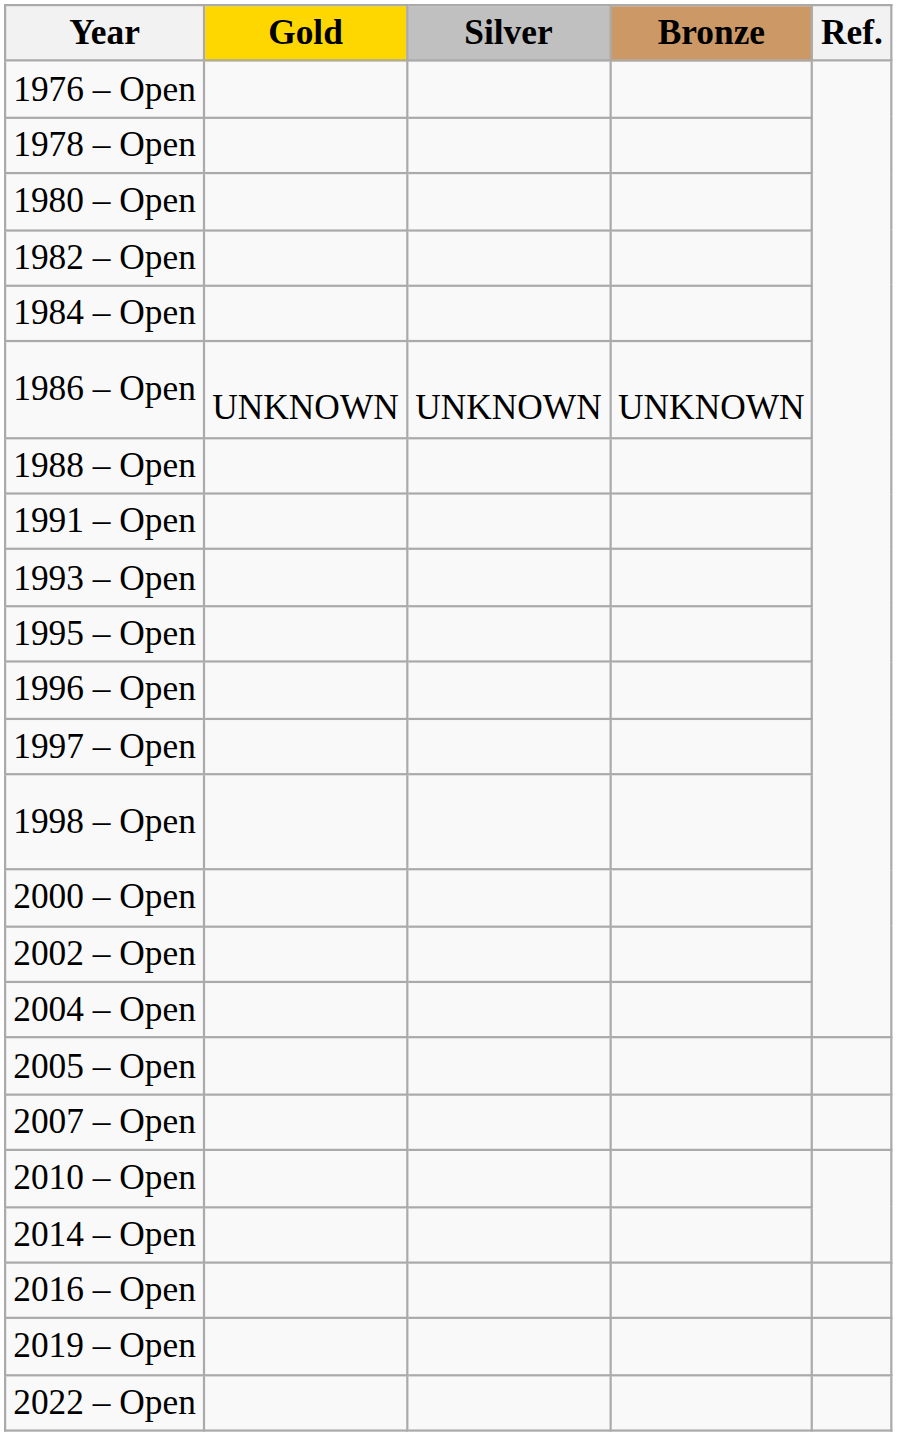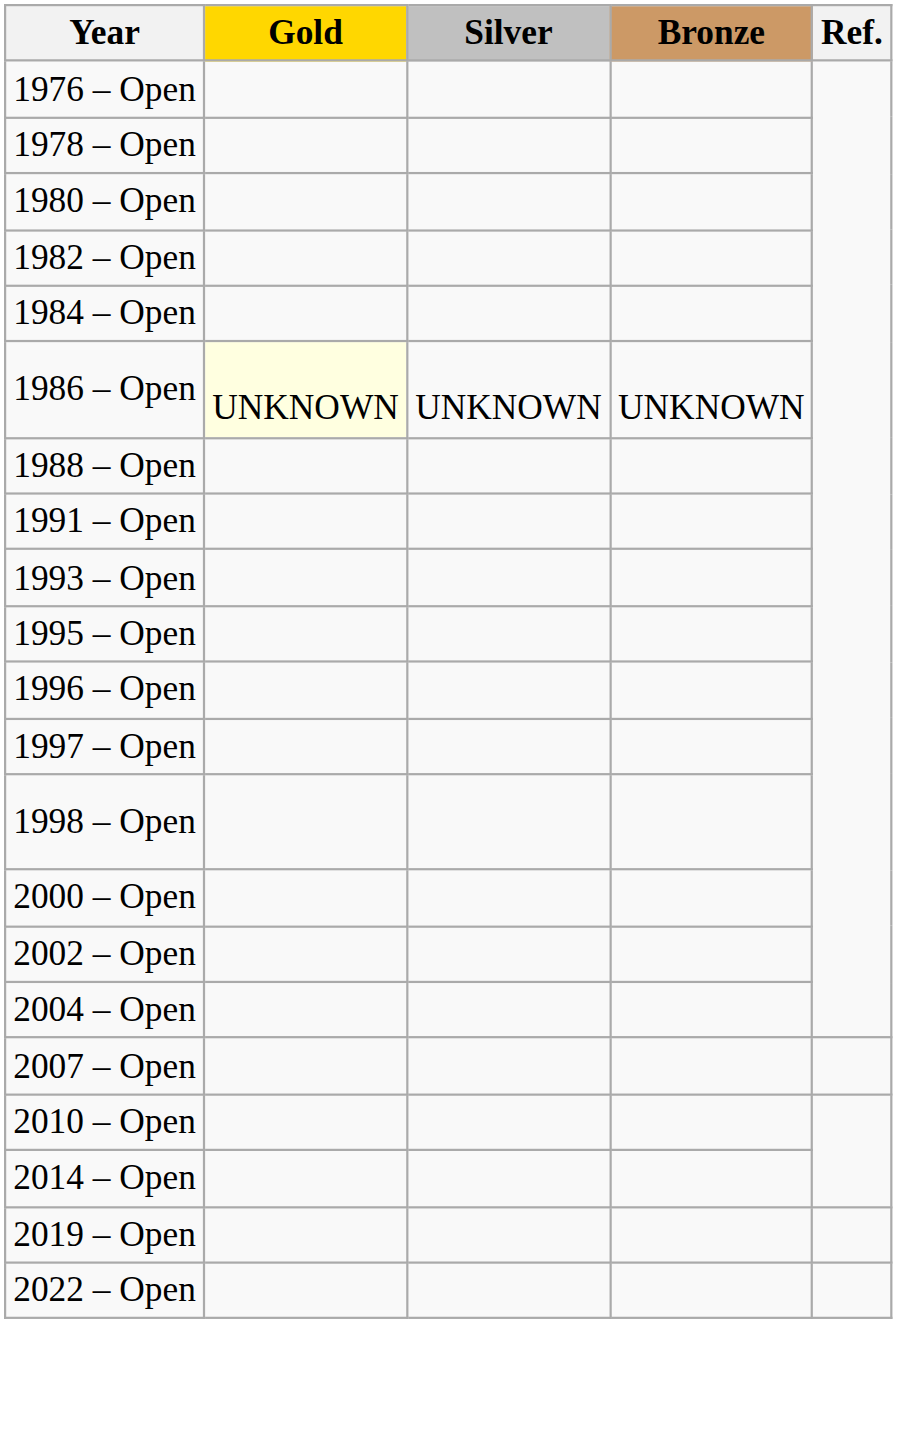(306, 408) no background -> (306, 408) lightyellow background
- row: (105, 1065)
- row: (105, 1289)
